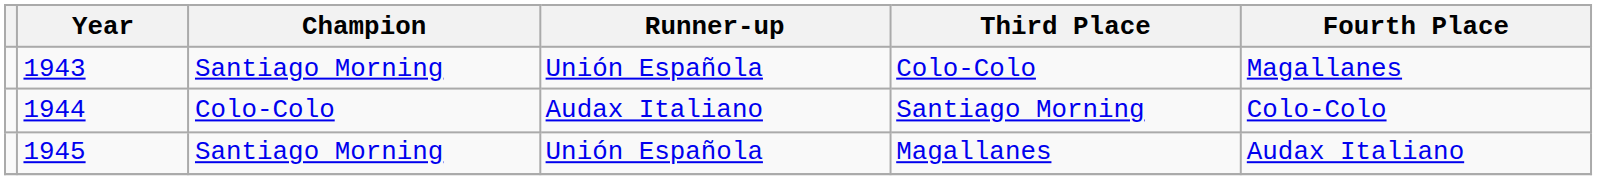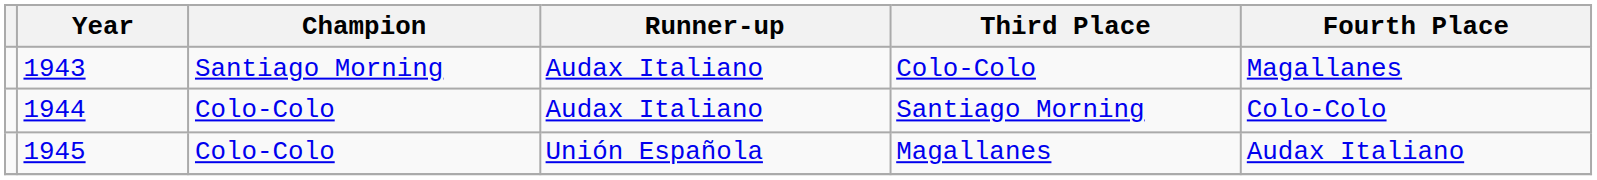(654, 68) Unión Española -> (654, 68) Audax Italiano
(319, 153) Santiago Morning -> (265, 153) Colo-Colo
